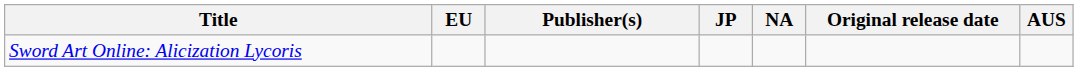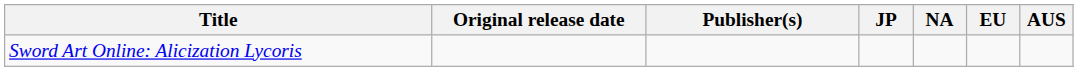columns swapped: (913, 19) <-> (459, 19)
